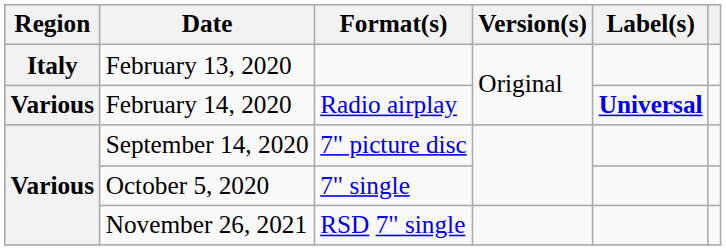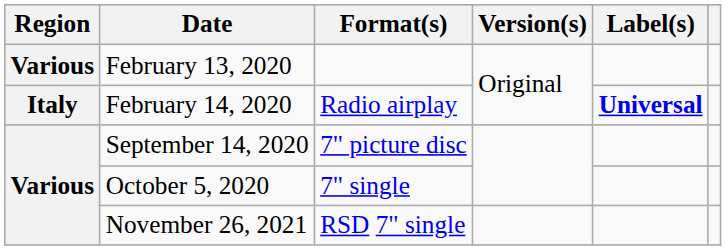(52, 64) Italy -> (52, 64) Various
(52, 104) Various -> (52, 104) Italy
